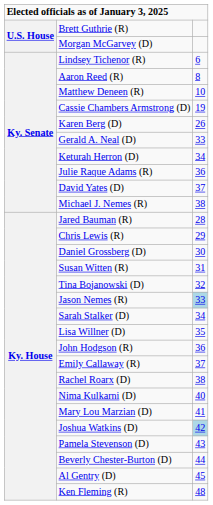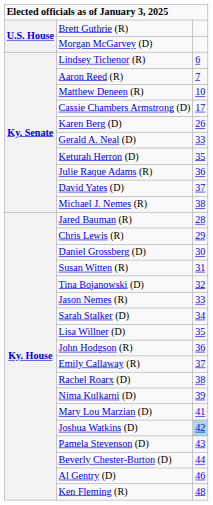(198, 76) 8 -> (198, 76) 7
(200, 108) 19 -> (200, 108) 17
(200, 156) 34 -> (200, 156) 35
(200, 300) lightblue background -> (200, 300) no background
(200, 396) 40 -> (200, 396) 39
(200, 476) 45 -> (200, 476) 46
